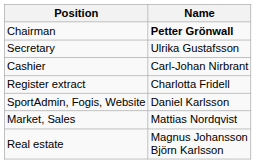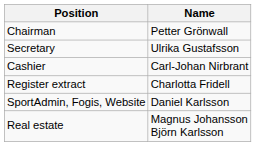(192, 31) bold -> (189, 31) normal
- row: (41, 119)
